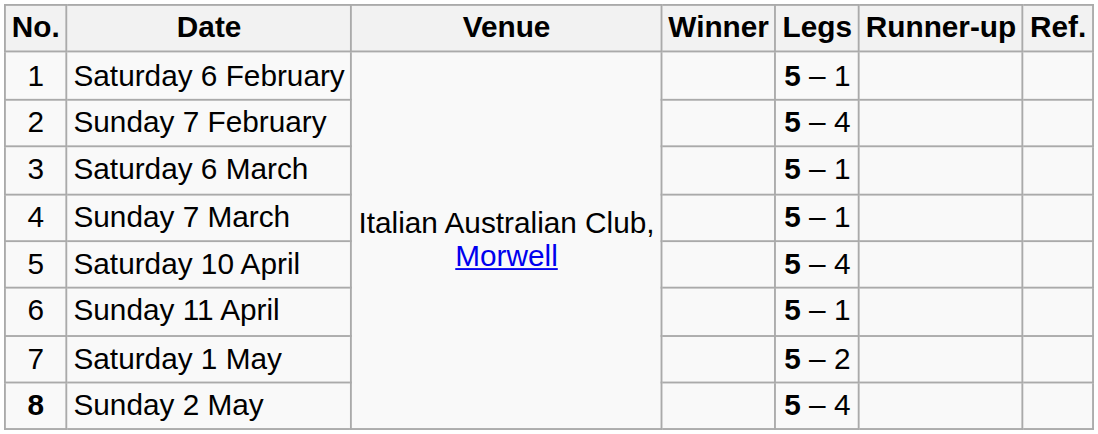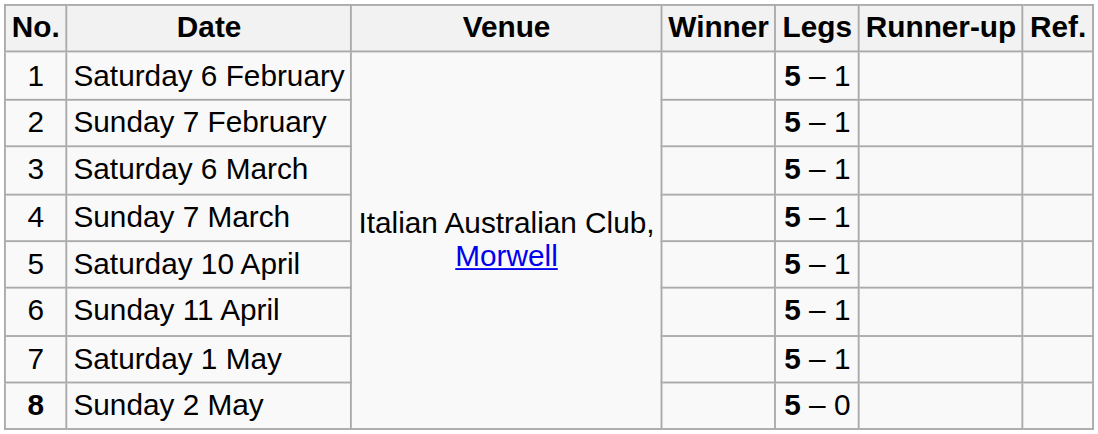(817, 122) 5 – 4 -> (817, 122) 5 – 1
(817, 264) 5 – 4 -> (817, 264) 5 – 1
(817, 358) 5 – 2 -> (817, 358) 5 – 1
(817, 405) 5 – 4 -> (817, 405) 5 – 0
